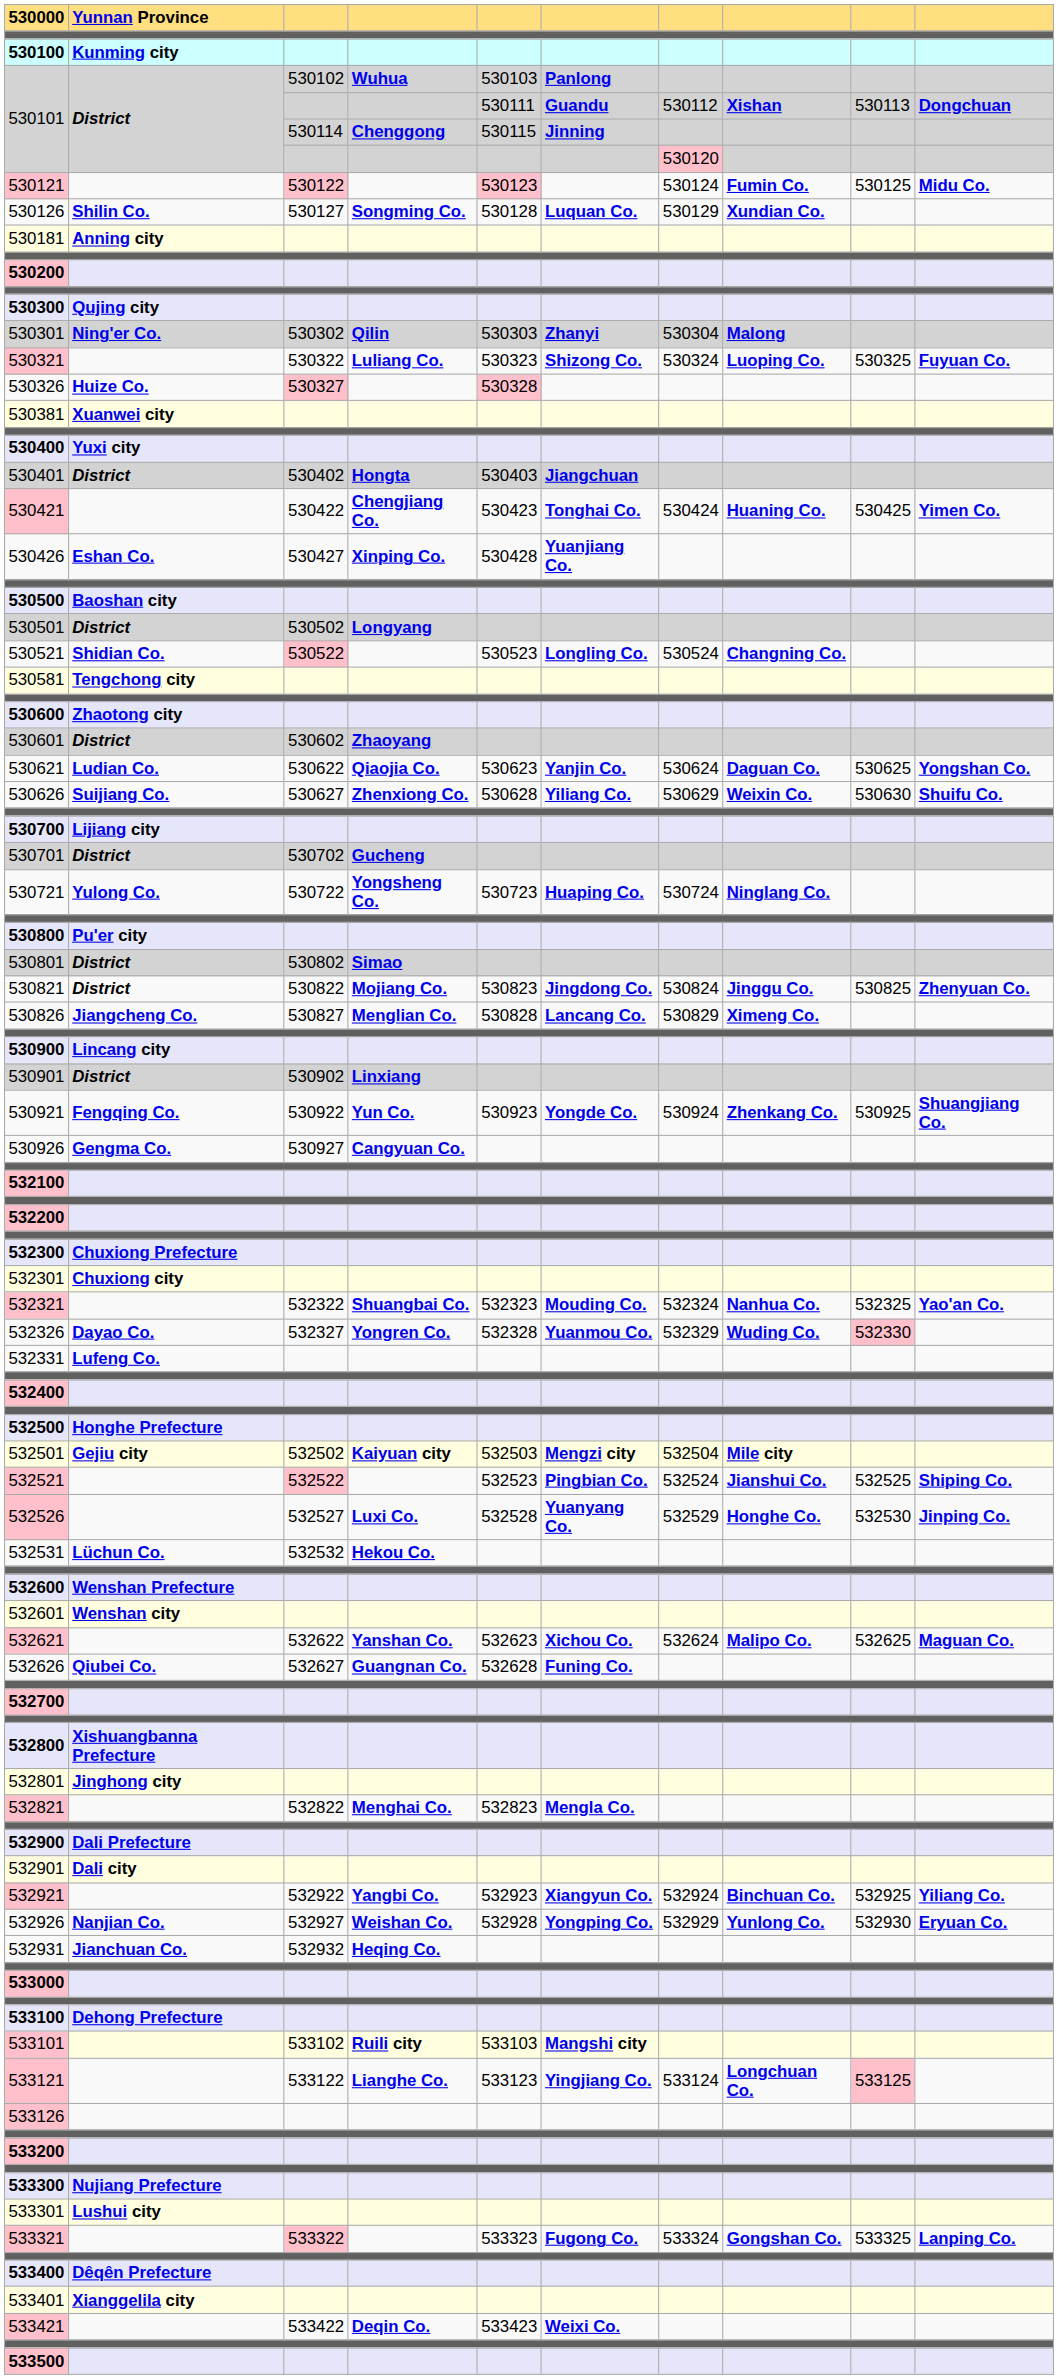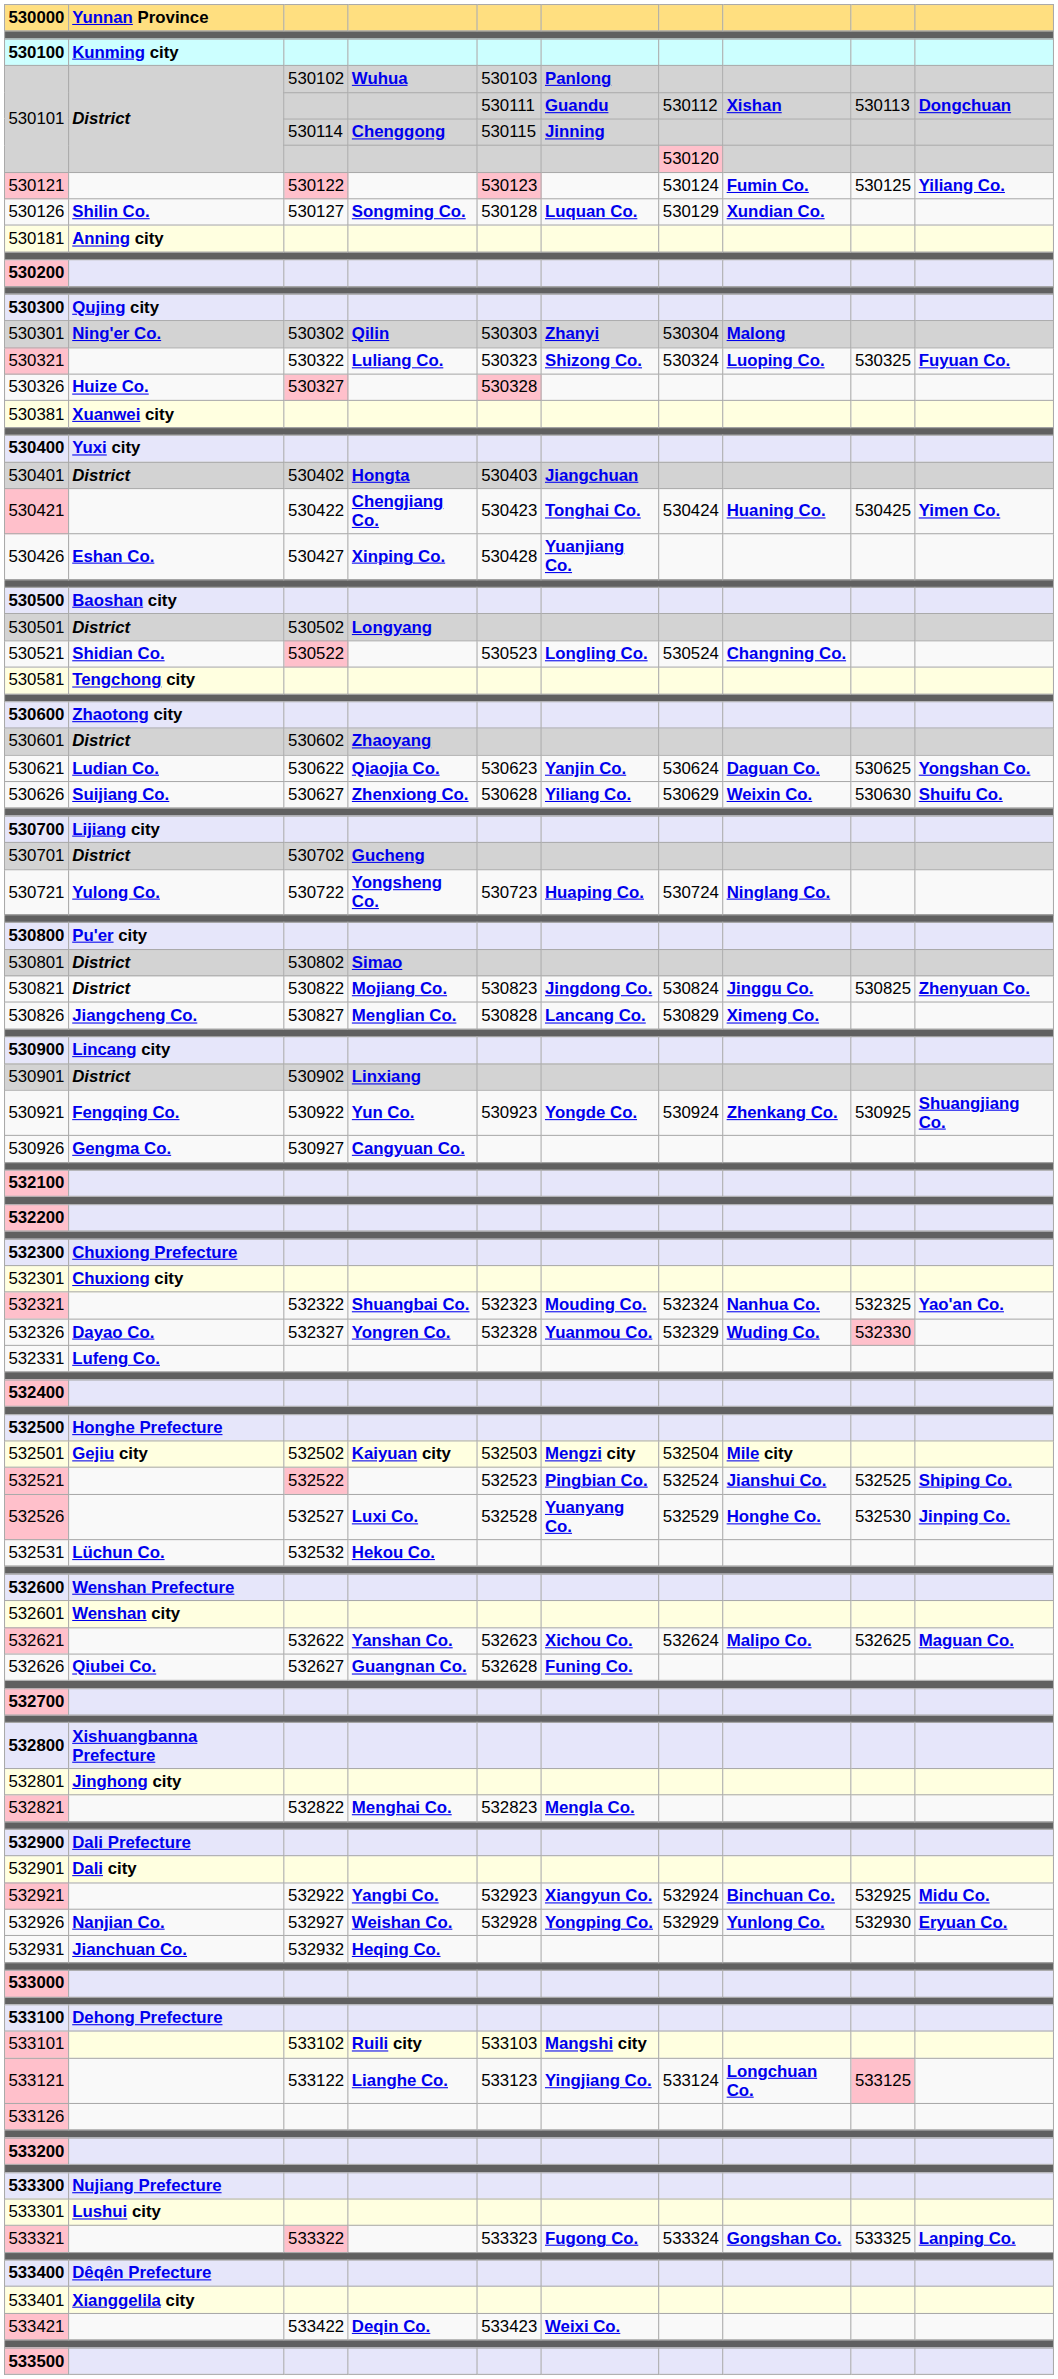(954, 185) Midu Co. -> (962, 185) Yiliang Co.
(962, 1895) Yiliang Co. -> (954, 1895) Midu Co.
